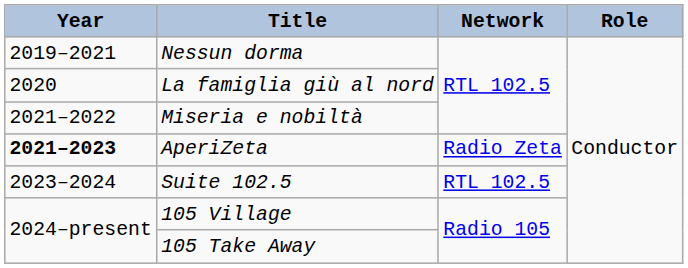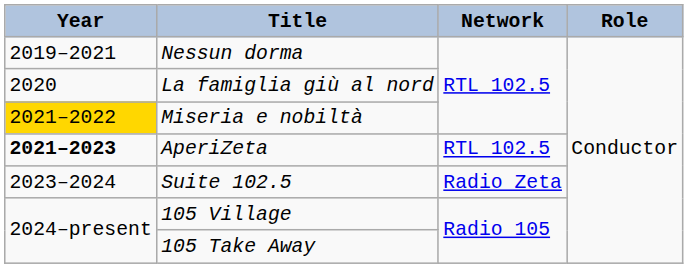(63, 117) no background -> (63, 117) gold background
(503, 150) Radio Zeta -> (497, 150) RTL 102.5
(497, 182) RTL 102.5 -> (503, 182) Radio Zeta
